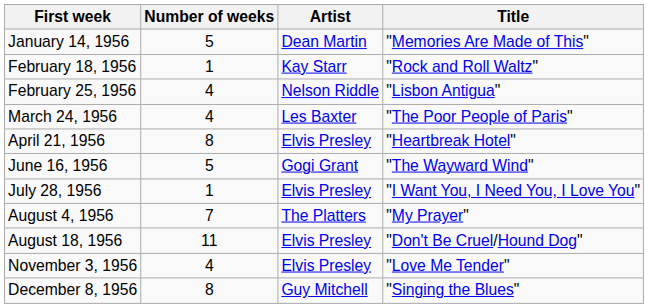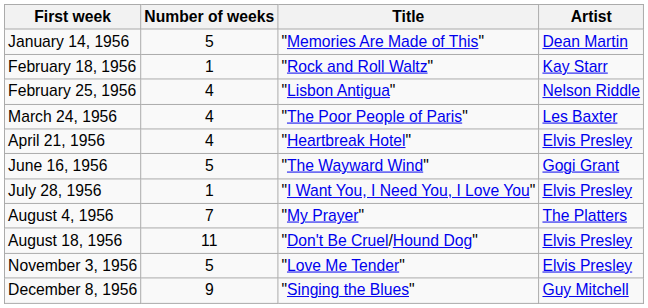columns swapped: (513, 16) <-> (330, 16)
(209, 141) 8 -> (209, 141) 4
(209, 265) 4 -> (209, 265) 5
(209, 290) 8 -> (209, 290) 9
